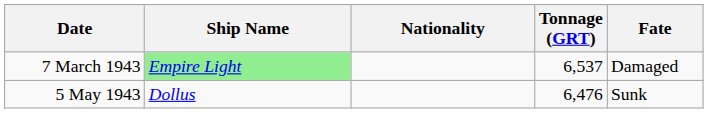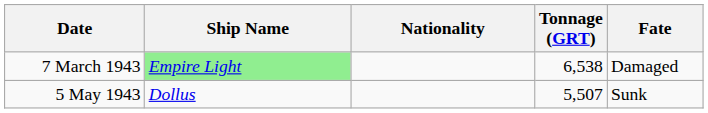(583, 66) 6,537 -> (583, 66) 6,538
(583, 94) 6,476 -> (583, 94) 5,507
